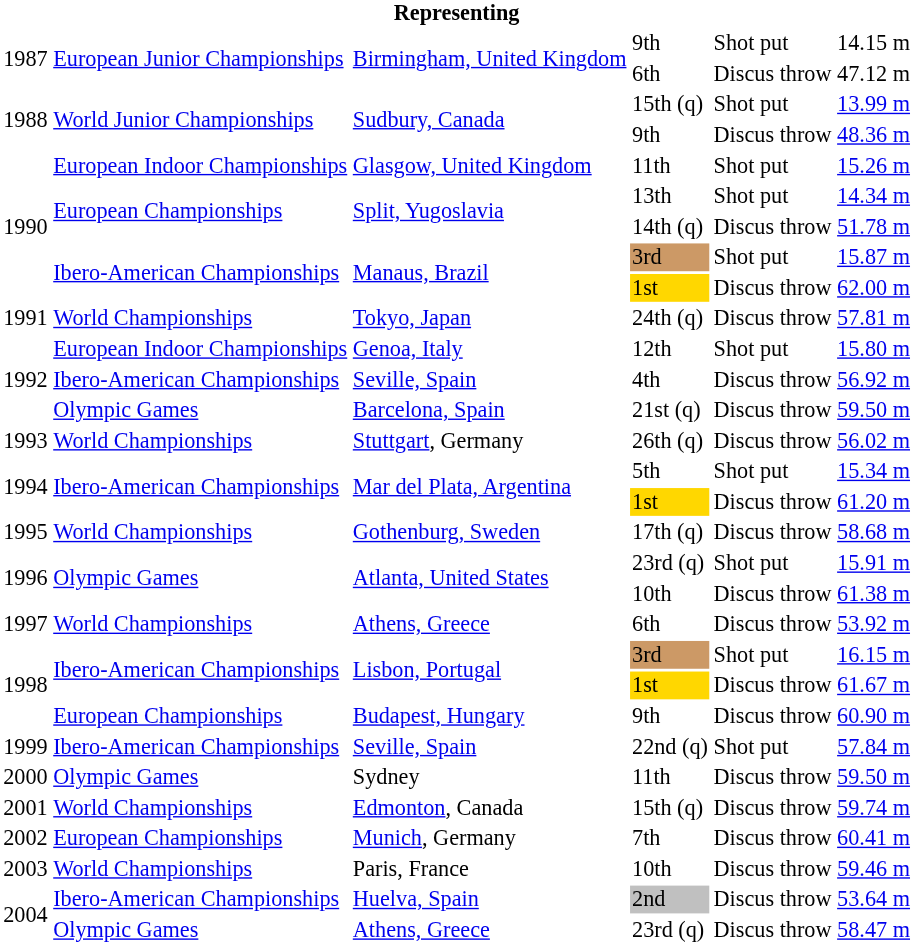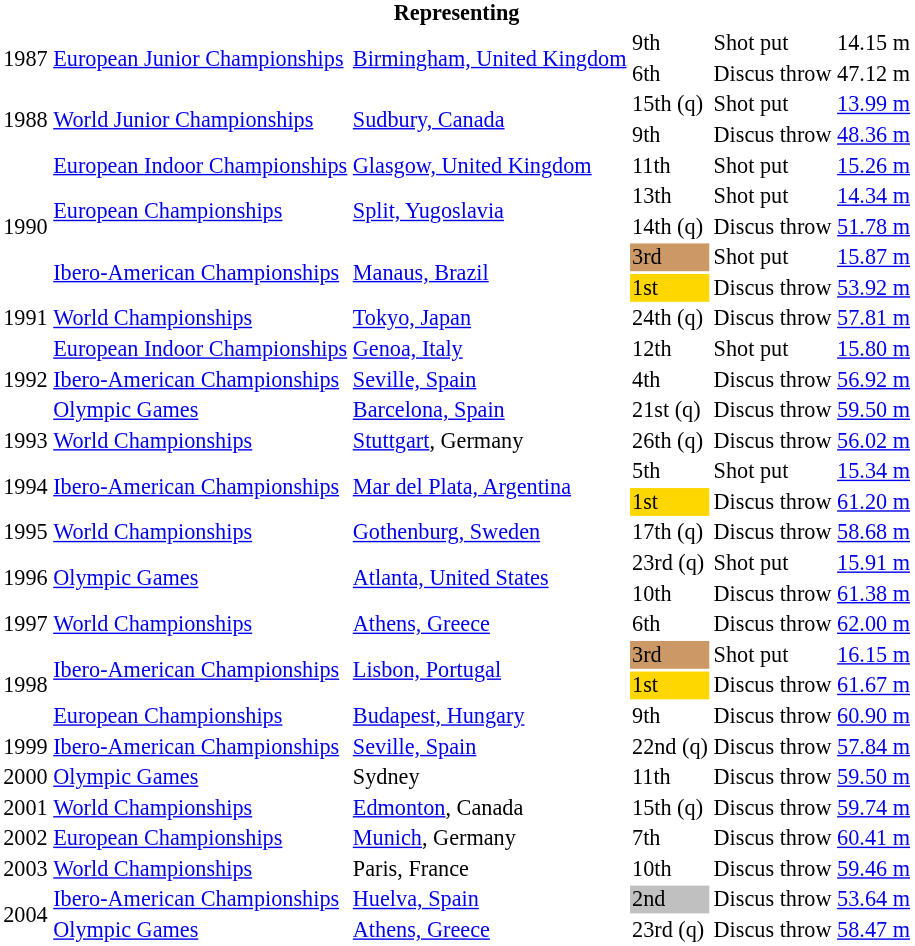(874, 287) 62.00 m -> (874, 287) 53.92 m
(874, 624) 53.92 m -> (874, 624) 62.00 m
(751, 746) Shot put -> (773, 746) Discus throw
